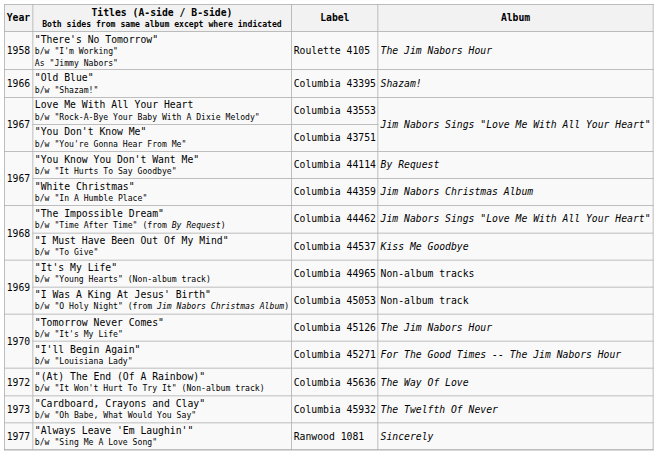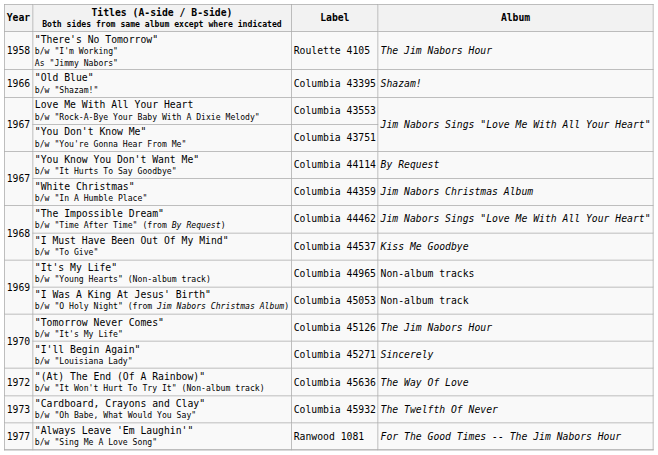(501, 355) For The Good Times -- The Jim Nabors Hour -> (407, 355) Sincerely
(407, 436) Sincerely -> (501, 436) For The Good Times -- The Jim Nabors Hour
